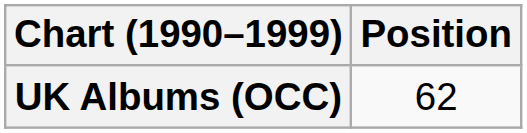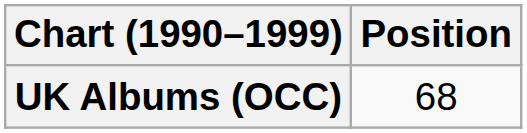(436, 95) 62 -> (436, 95) 68
